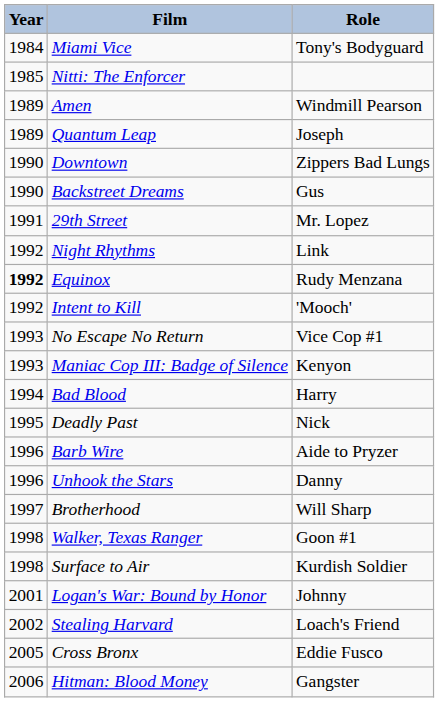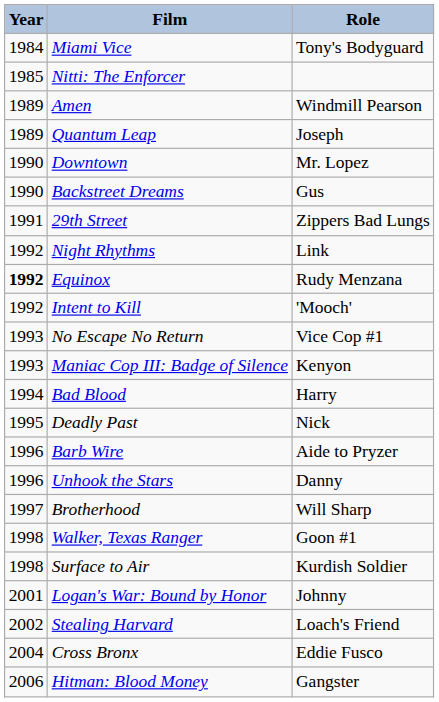(363, 163) Zippers Bad Lungs -> (332, 163) Mr. Lopez
(332, 220) Mr. Lopez -> (363, 220) Zippers Bad Lungs
(26, 653) 2005 -> (26, 653) 2004
